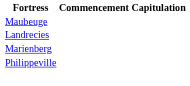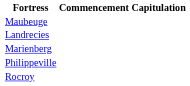+ row: (20, 77)
